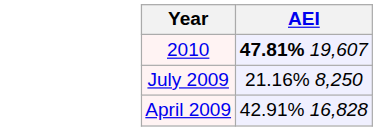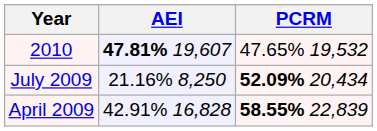+ column: (304, 19)
